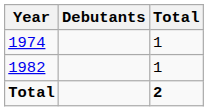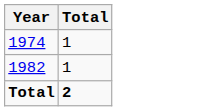- column: (104, 17)
